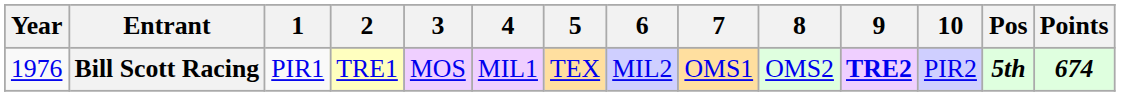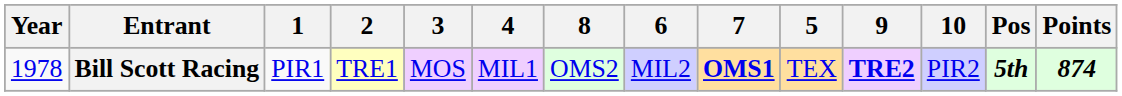columns swapped: (575, 26) <-> (800, 26)
(37, 68) 1976 -> (37, 68) 1978
(719, 68) normal -> (739, 68) bold
(1074, 68) 674 -> (1077, 68) 874
